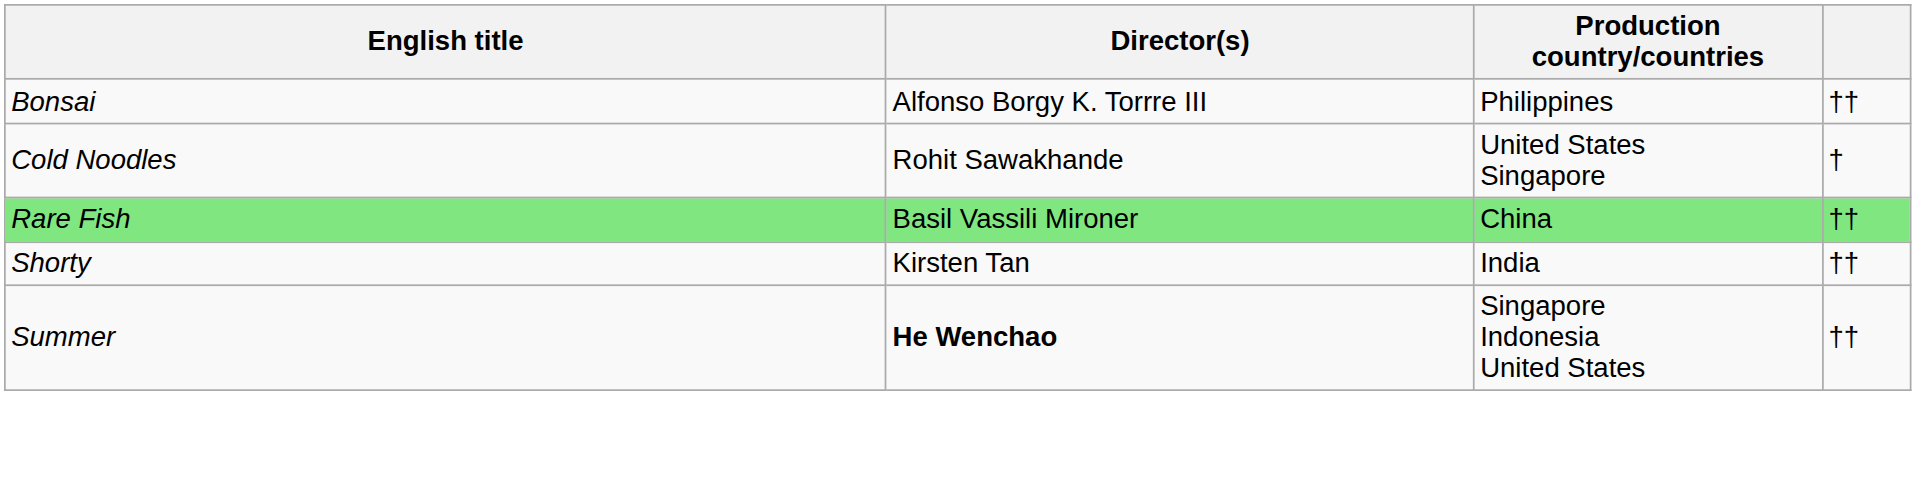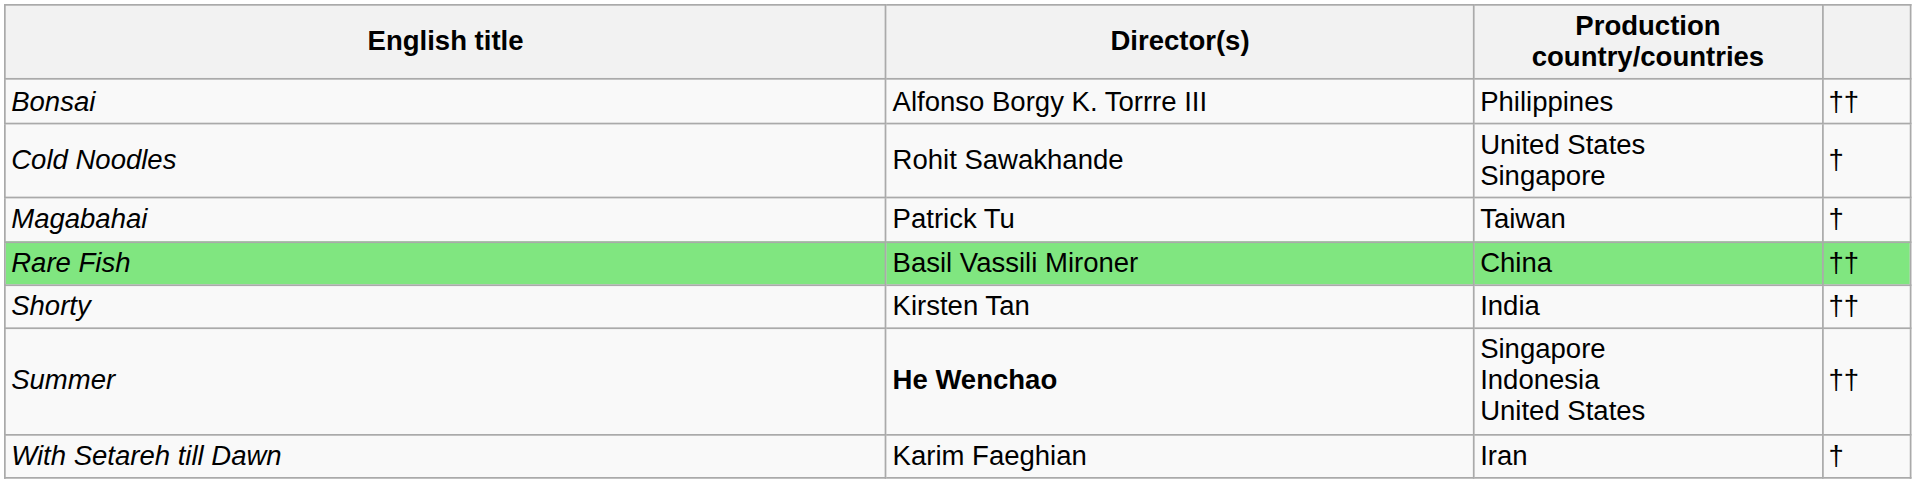+ row: (79, 219)
+ row: (146, 455)
